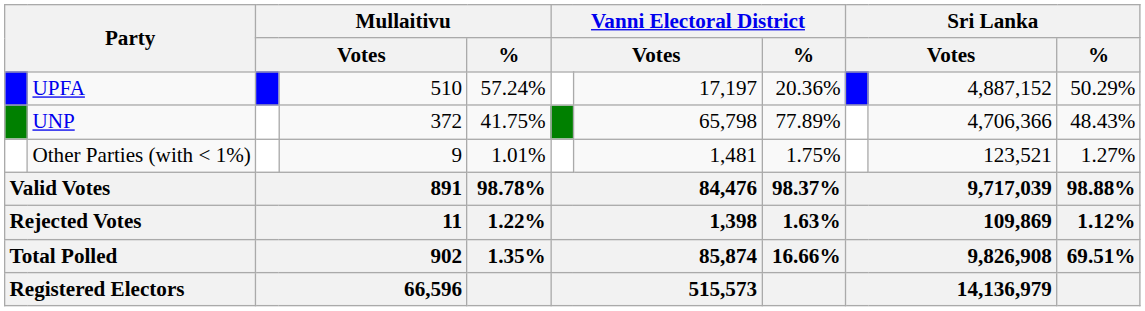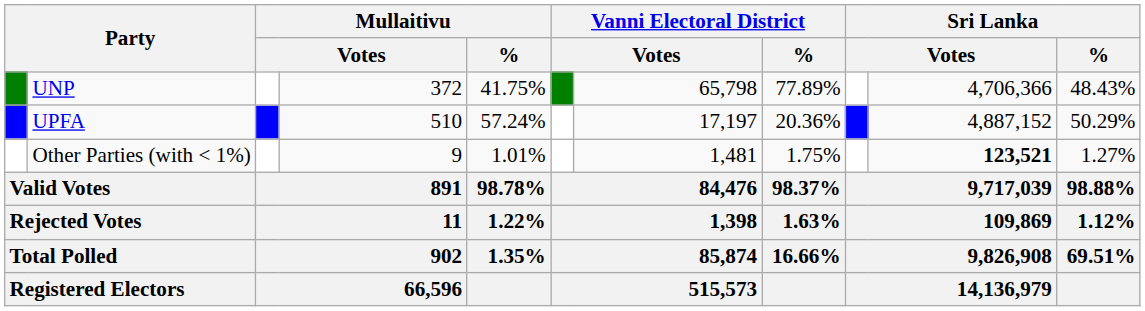rows swapped: (59, 88) <-> (54, 121)
(1018, 155) normal -> (1018, 155) bold
